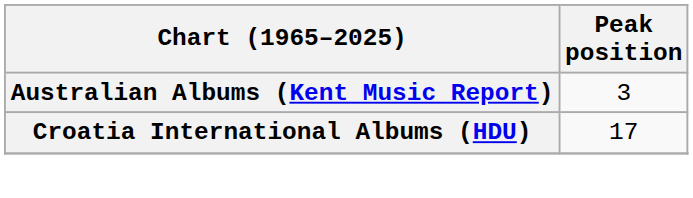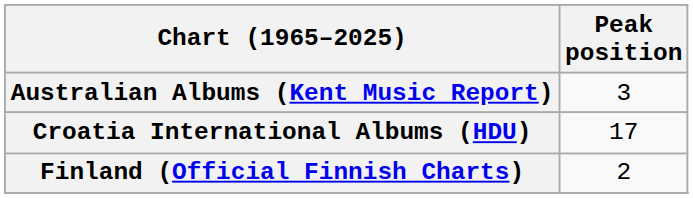+ row: (282, 173)
